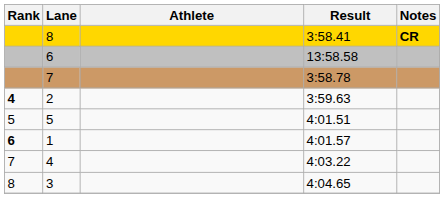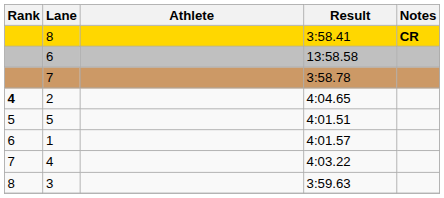(329, 99) 3:59.63 -> (329, 99) 4:04.65
(11, 141) bold -> (11, 141) normal
(329, 183) 4:04.65 -> (329, 183) 3:59.63
